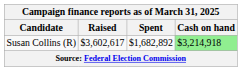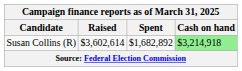(102, 43) $3,602,617 -> (102, 43) $3,602,614
